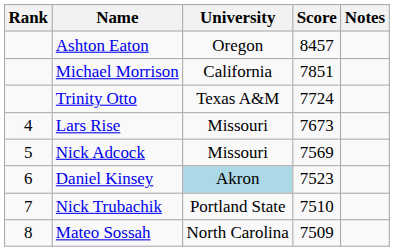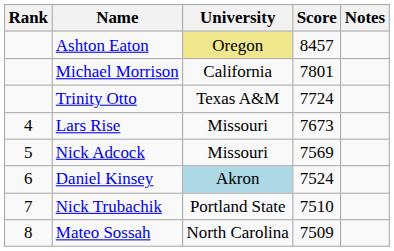(238, 44) no background -> (238, 44) khaki background
(317, 71) 7851 -> (317, 71) 7801
(317, 179) 7523 -> (317, 179) 7524
